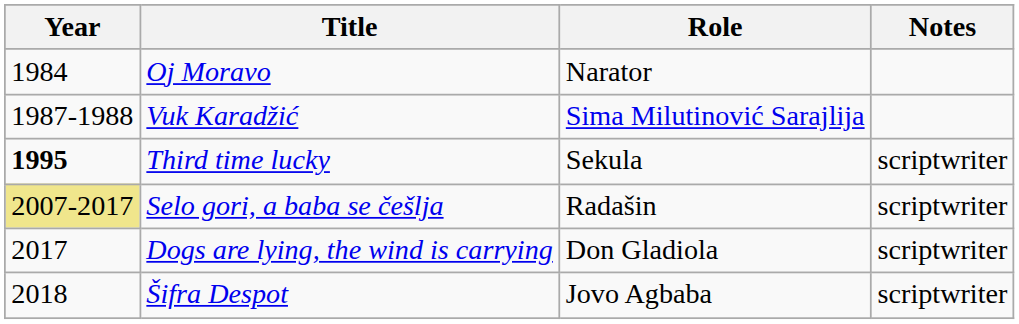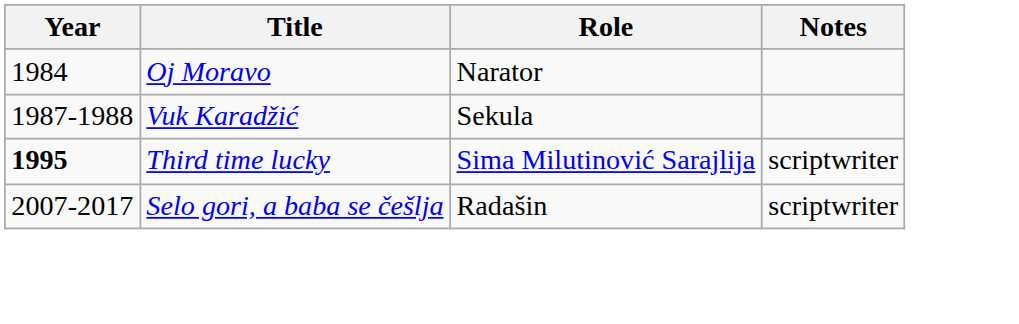(715, 116) Sima Milutinović Sarajlija -> (495, 116) Sekula
(604, 160) Sekula -> (606, 160) Sima Milutinović Sarajlija
(72, 205) khaki background -> (72, 205) no background
- row: (350, 250)
- row: (217, 294)
